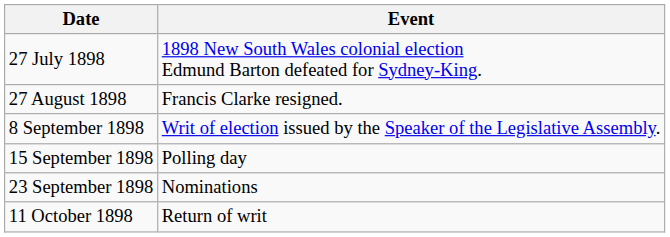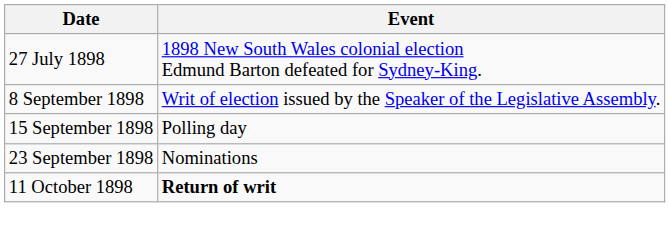- row: (68, 98)
(214, 216) normal -> (219, 187) bold
